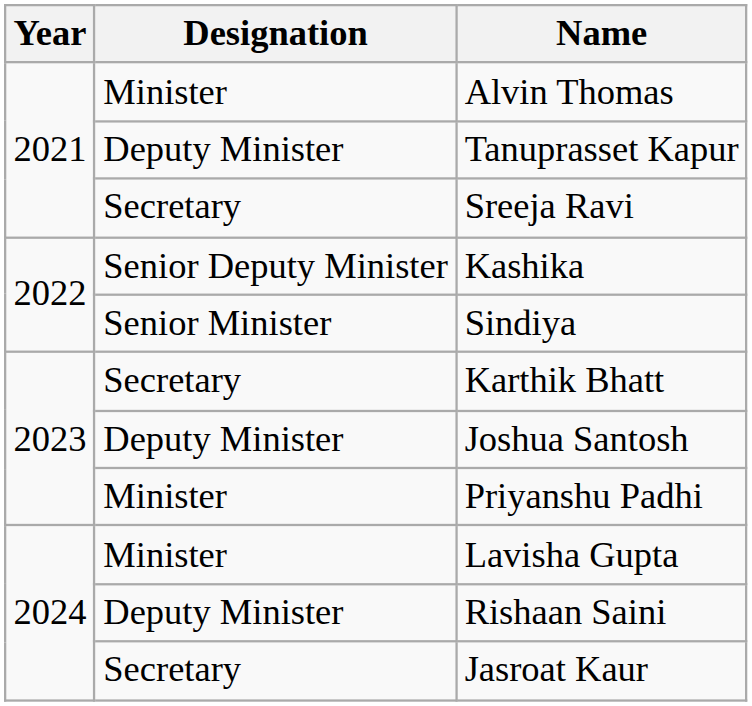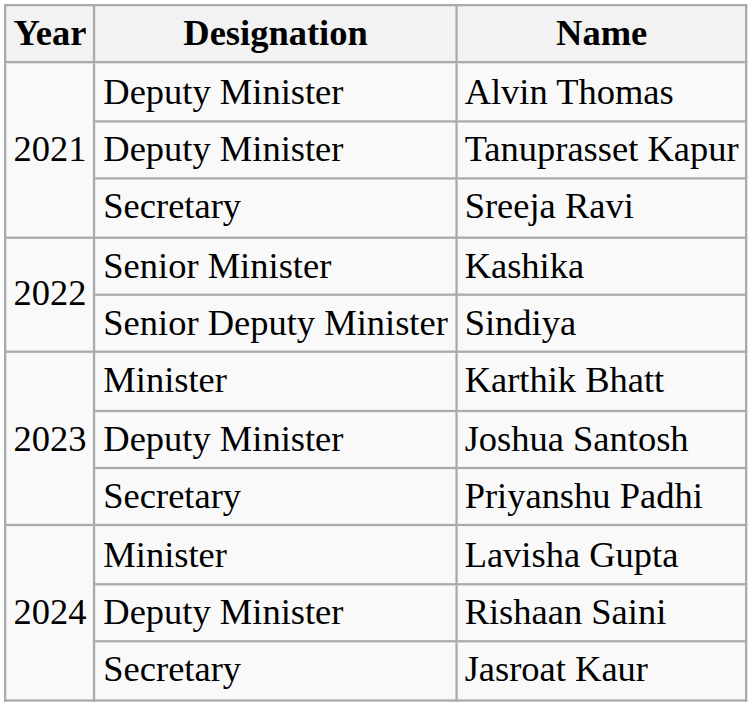(165, 91) Minister -> (223, 91) Deputy Minister
(276, 264) Senior Deputy Minister -> (217, 264) Senior Minister
(217, 322) Senior Minister -> (276, 322) Senior Deputy Minister
(172, 380) Secretary -> (165, 380) Minister
(165, 496) Minister -> (172, 496) Secretary
